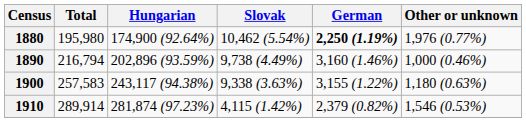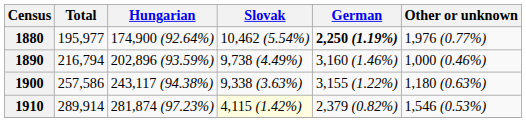(81, 38) 195,980 -> (81, 38) 195,977
(81, 83) 257,583 -> (81, 83) 257,586
(261, 106) no background -> (261, 106) lightyellow background
